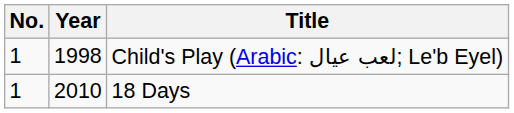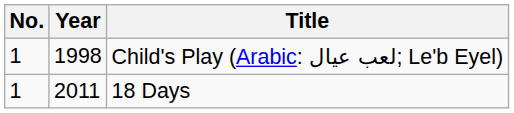(78, 90) 2010 -> (77, 90) 2011
